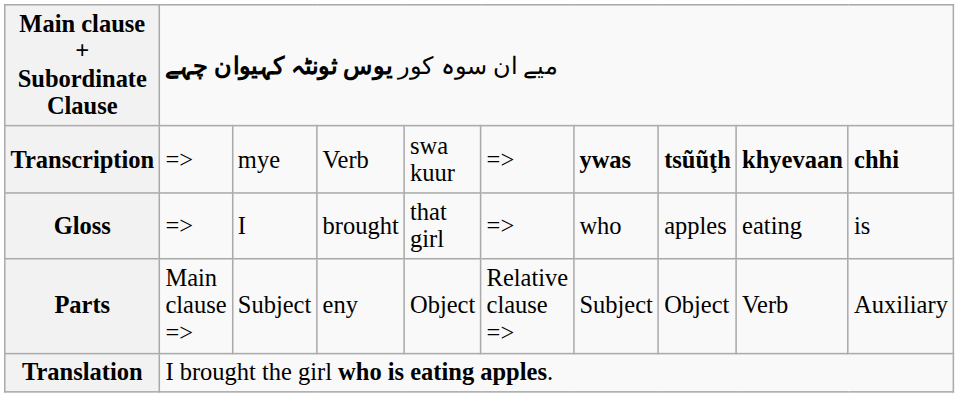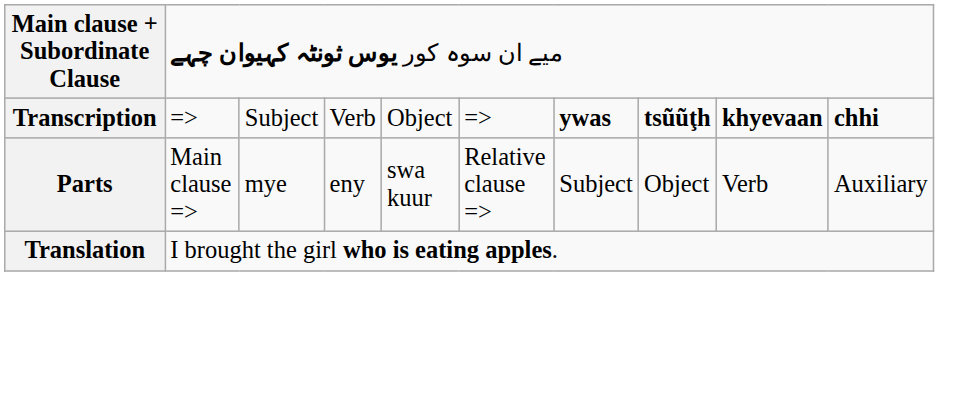(259, 159) mye -> (282, 117) Subject
(432, 159) swa kuur -> (420, 117) Object
- row: (82, 225)
(275, 305) Subject -> (266, 184) mye
(443, 305) Object -> (410, 184) swa kuur
